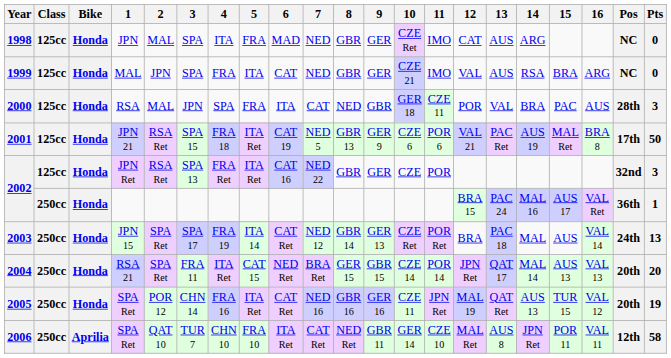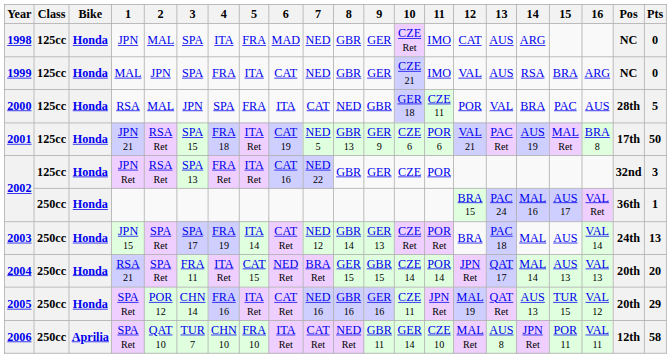(655, 106) 3 -> (655, 106) 5
(655, 303) 19 -> (655, 303) 29
